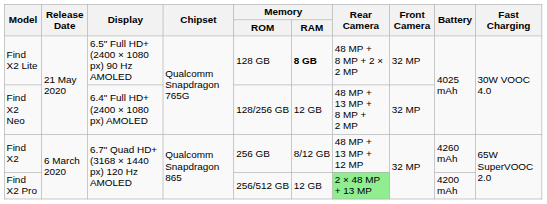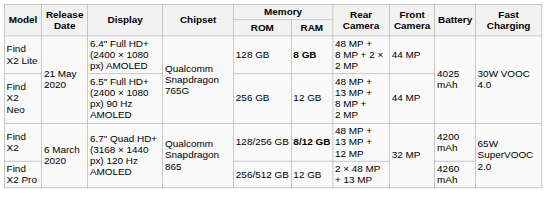(119, 60) 6.5" Full HD+ (2400 × 1080 px) 90 Hz AMOLED -> (119, 54) 6.4" Full HD+ (2400 × 1080 px) AMOLED
(406, 60) 32 MP -> (406, 54) 44 MP
(119, 109) 6.4" Full HD+ (2400 × 1080 px) AMOLED -> (119, 98) 6.5" Full HD+ (2400 × 1080 px) 90 Hz AMOLED
(263, 109) 128/256 GB -> (253, 98) 256 GB
(406, 109) 32 MP -> (406, 98) 44 MP
(253, 153) 256 GB -> (262, 142) 128/256 GB
(312, 153) normal -> (312, 142) bold
(448, 153) 4260 mAh -> (448, 142) 4200 mAh
(357, 185) lightgreen background -> (358, 174) no background
(448, 185) 4200 mAh -> (448, 174) 4260 mAh
